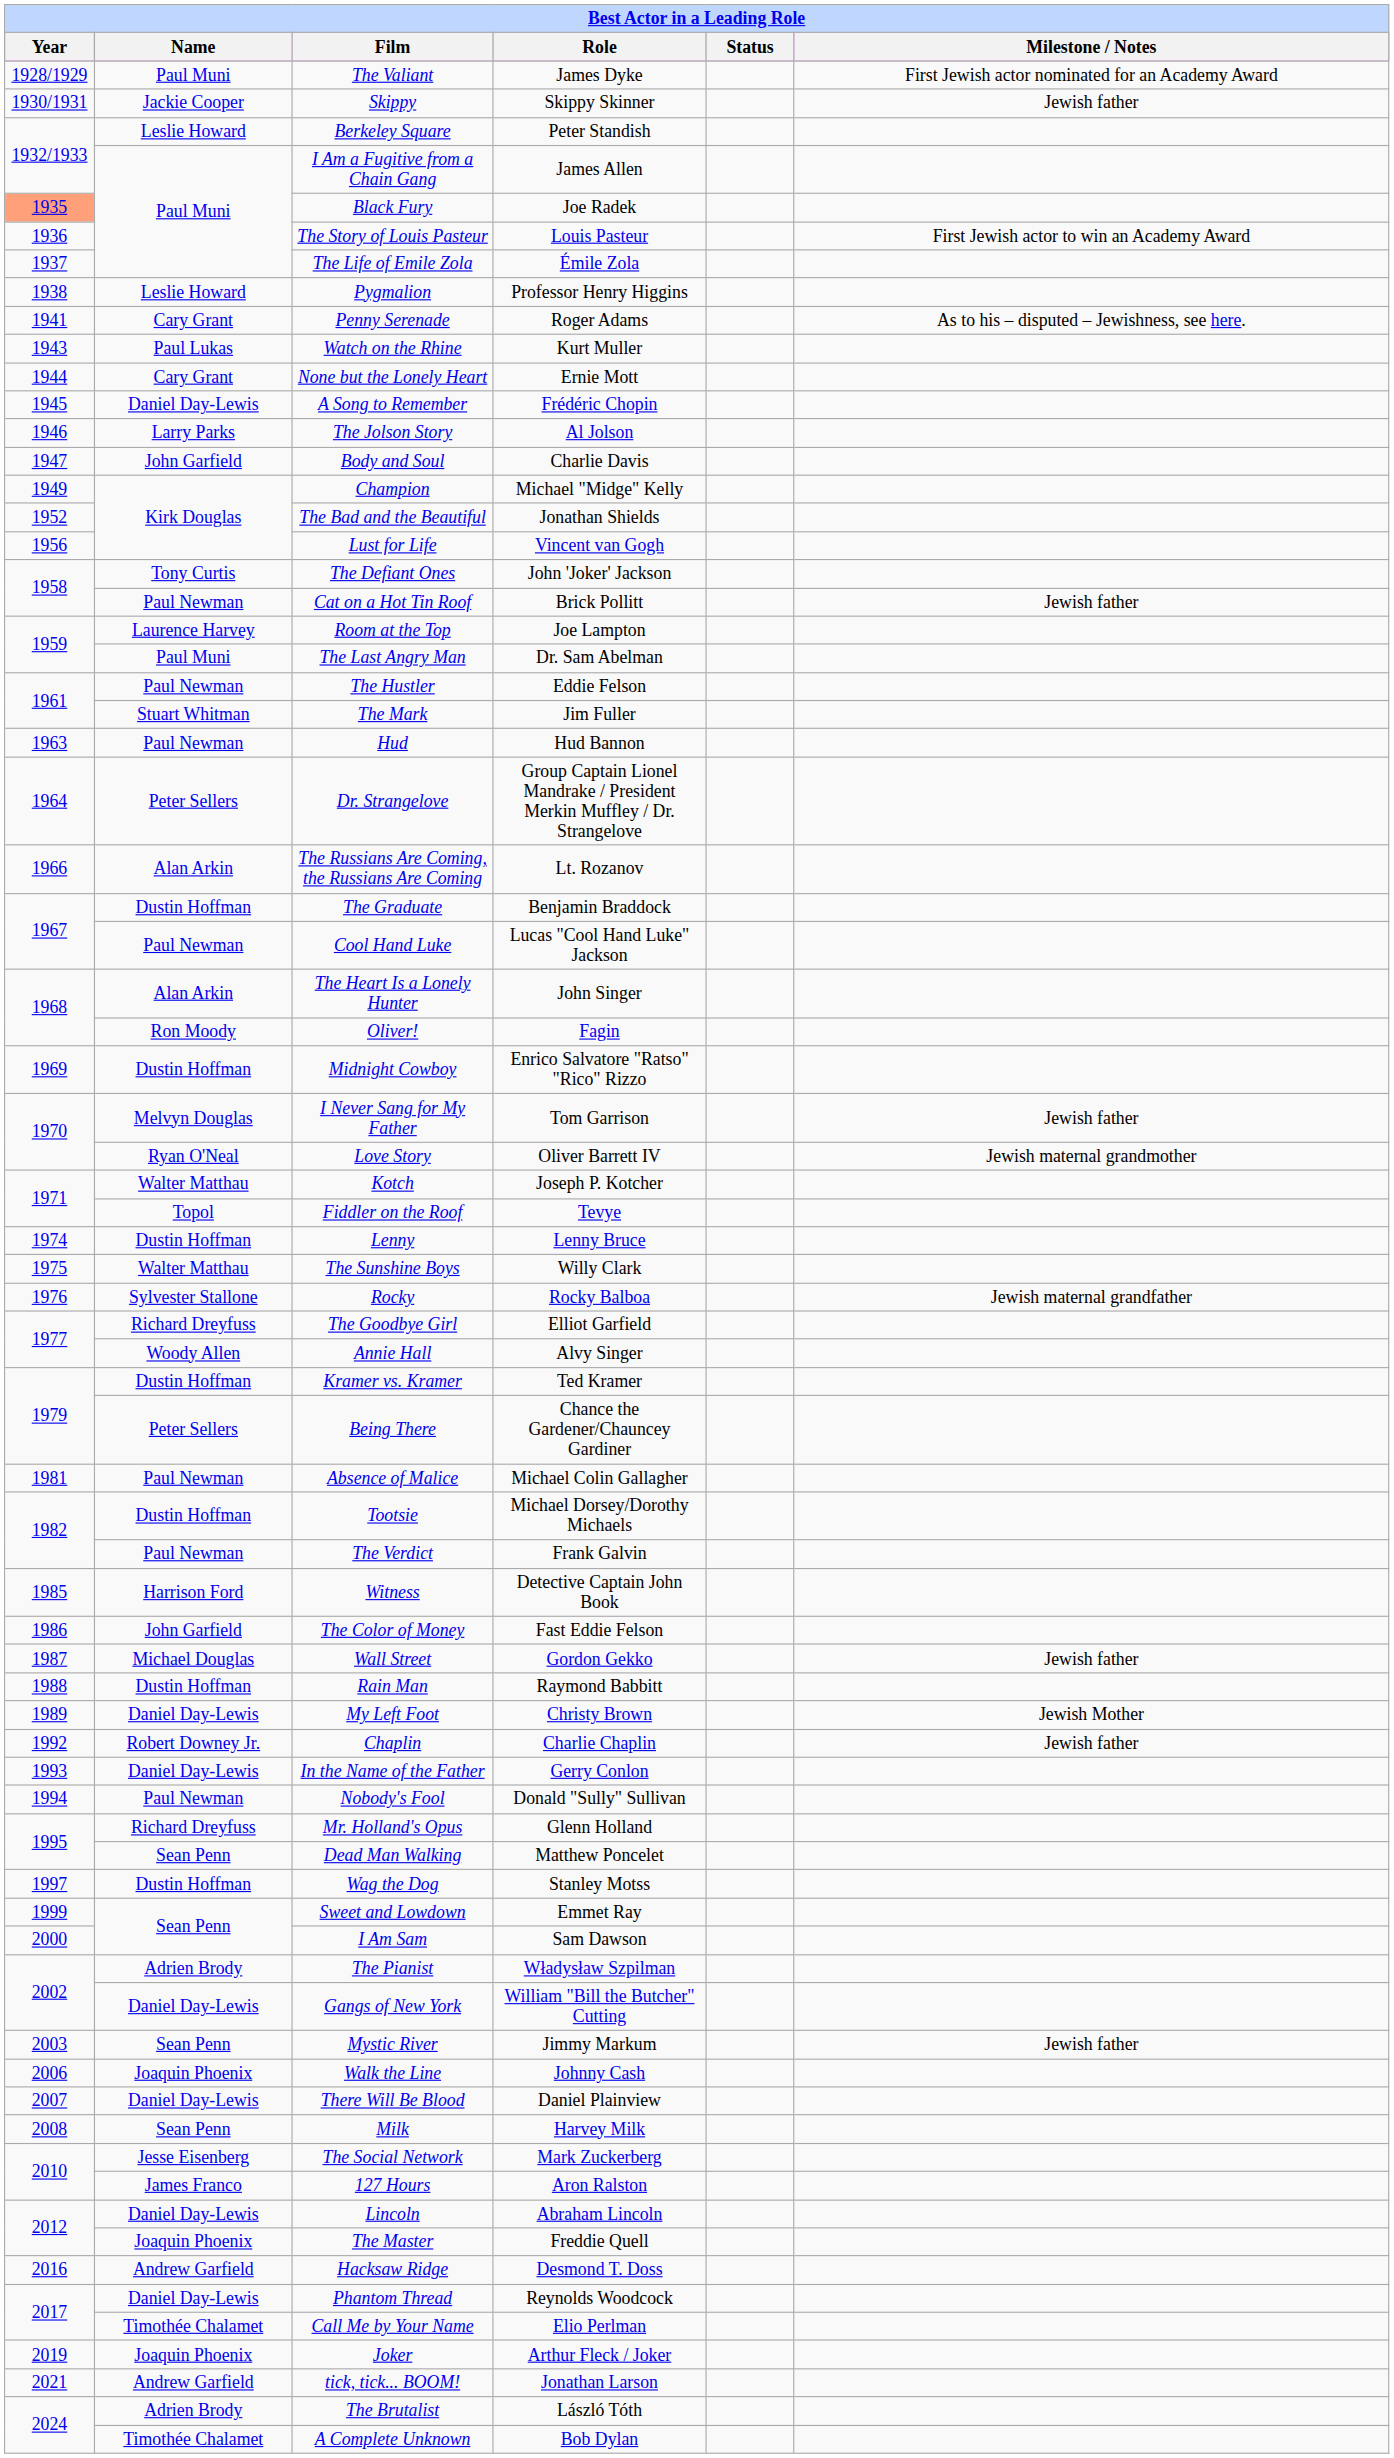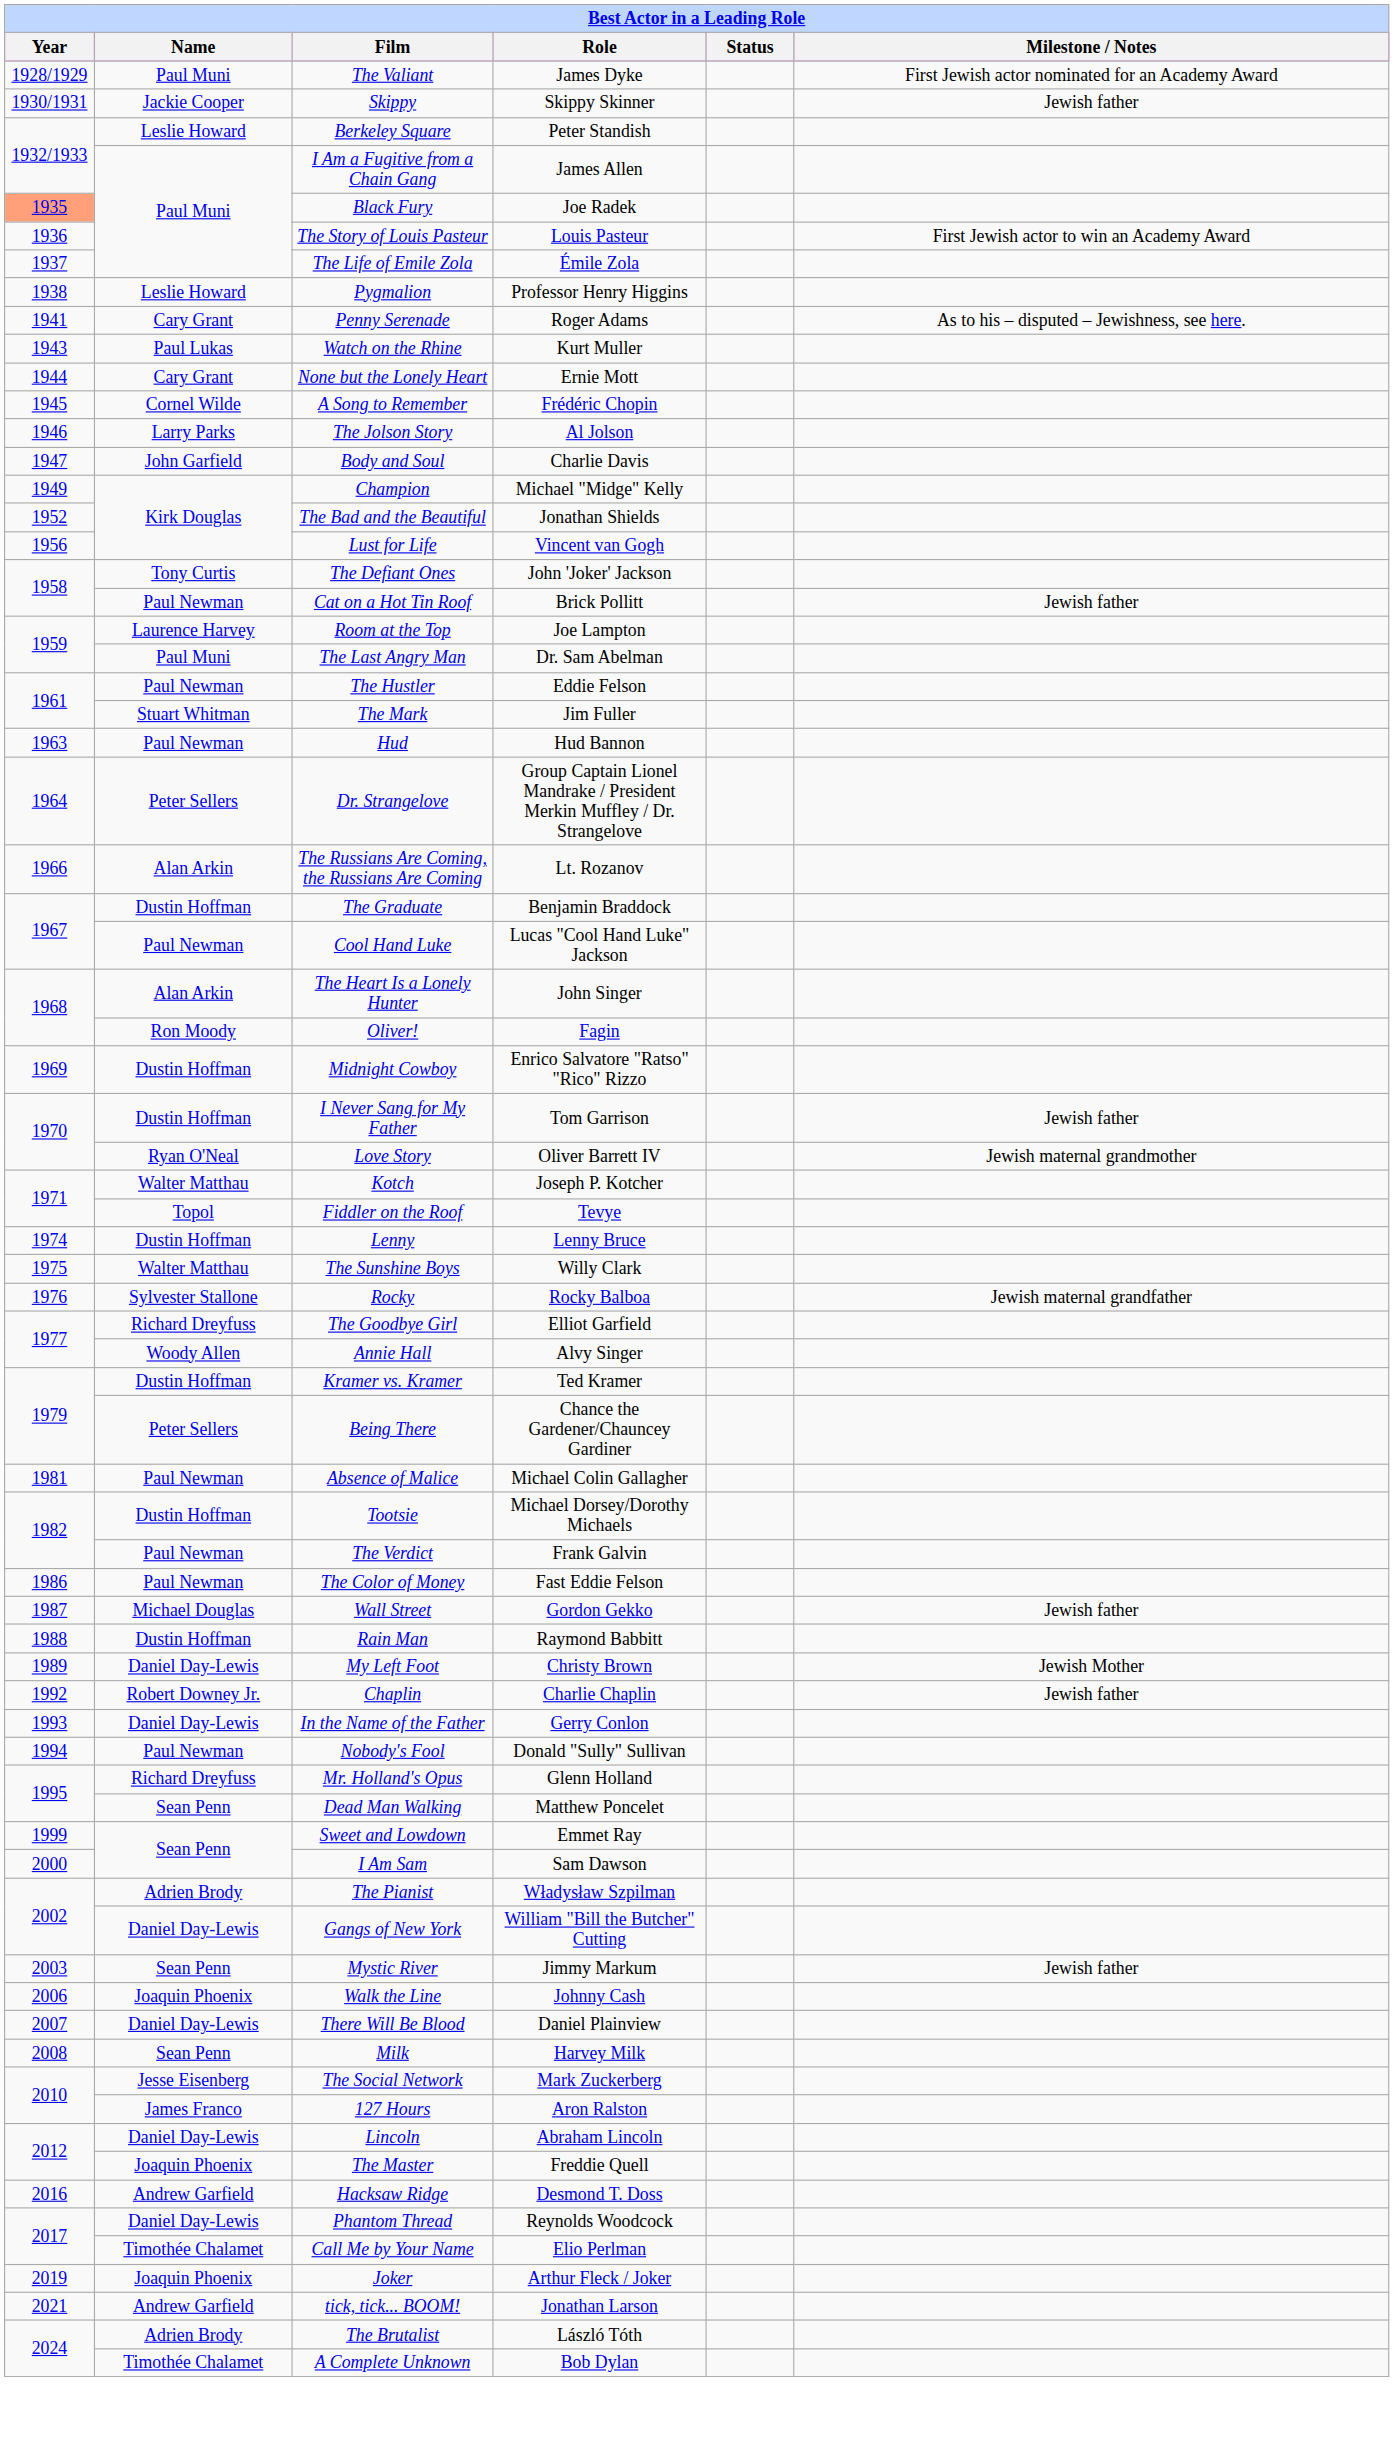(193, 404) Daniel Day-Lewis -> (193, 404) Cornel Wilde
(193, 1117) Melvyn Douglas -> (193, 1117) Dustin Hoffman
- row: (393, 1592)
(193, 1630) John Garfield -> (193, 1582) Paul Newman
- row: (393, 1883)
